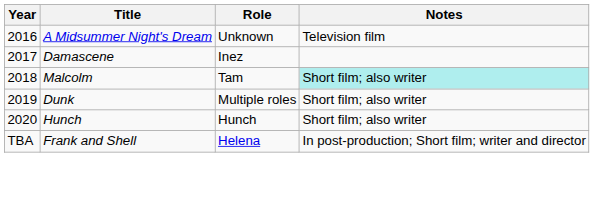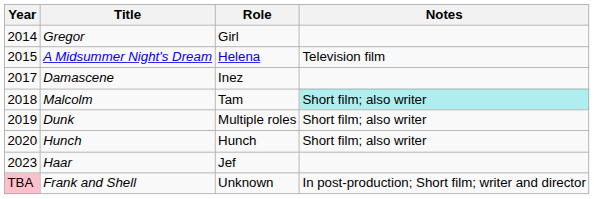+ row: (64, 36)
(22, 36) 2016 -> (22, 57) 2015
(246, 36) Unknown -> (239, 57) Helena
+ row: (58, 162)
(20, 141) no background -> (20, 183) pink background
(239, 141) Helena -> (246, 183) Unknown
